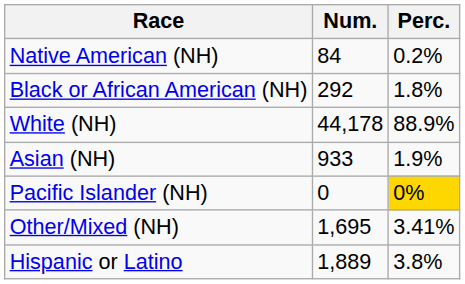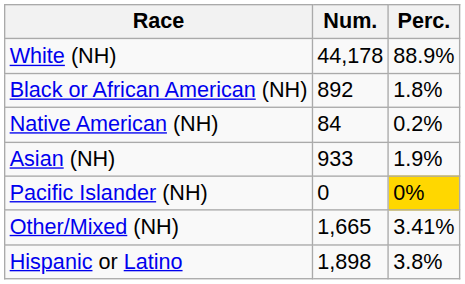rows swapped: (63, 124) <-> (114, 55)
(335, 90) 292 -> (335, 90) 892
(344, 227) 1,695 -> (344, 227) 1,665
(344, 261) 1,889 -> (344, 261) 1,898
